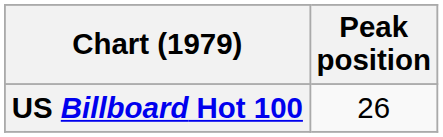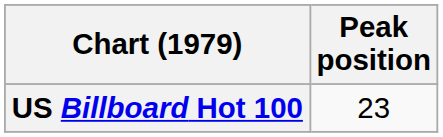(374, 107) 26 -> (374, 107) 23
